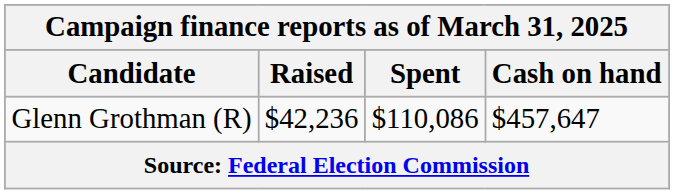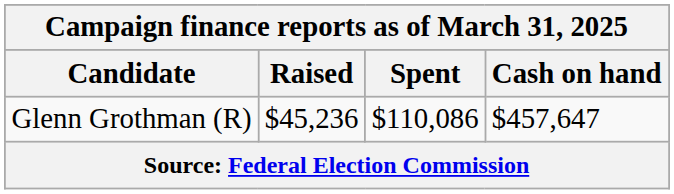(312, 118) $42,236 -> (312, 118) $45,236
